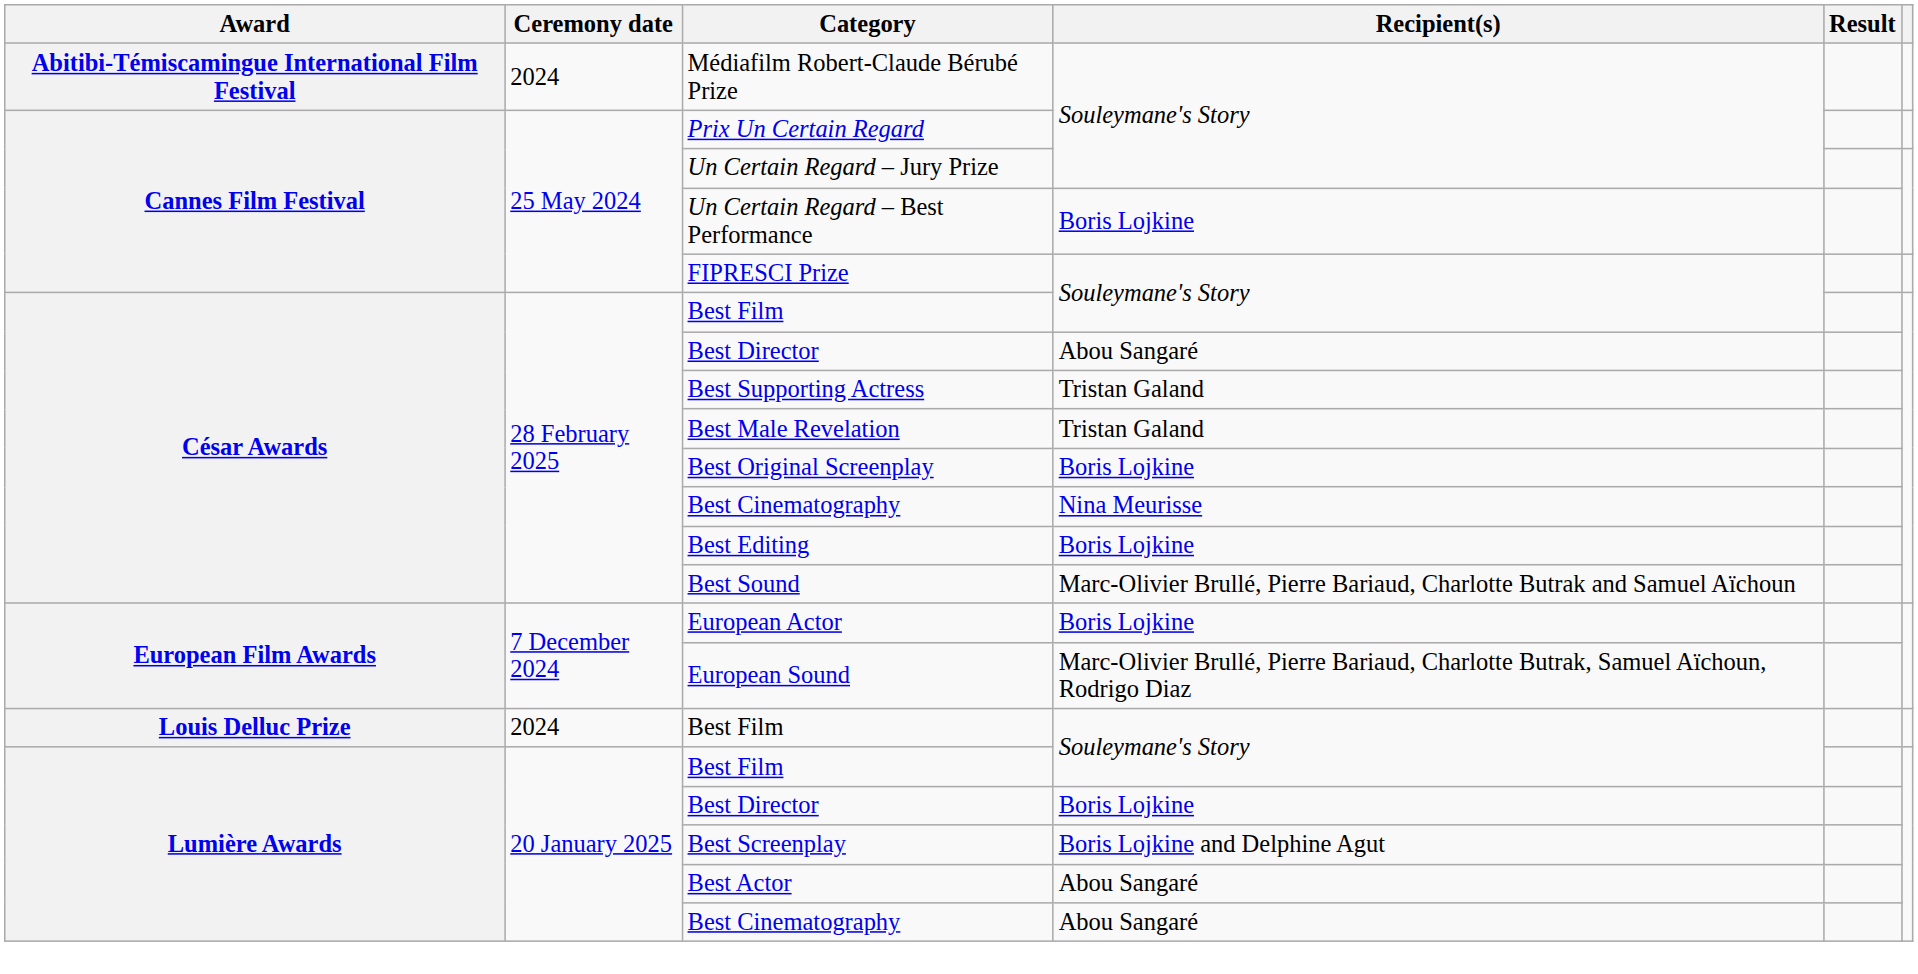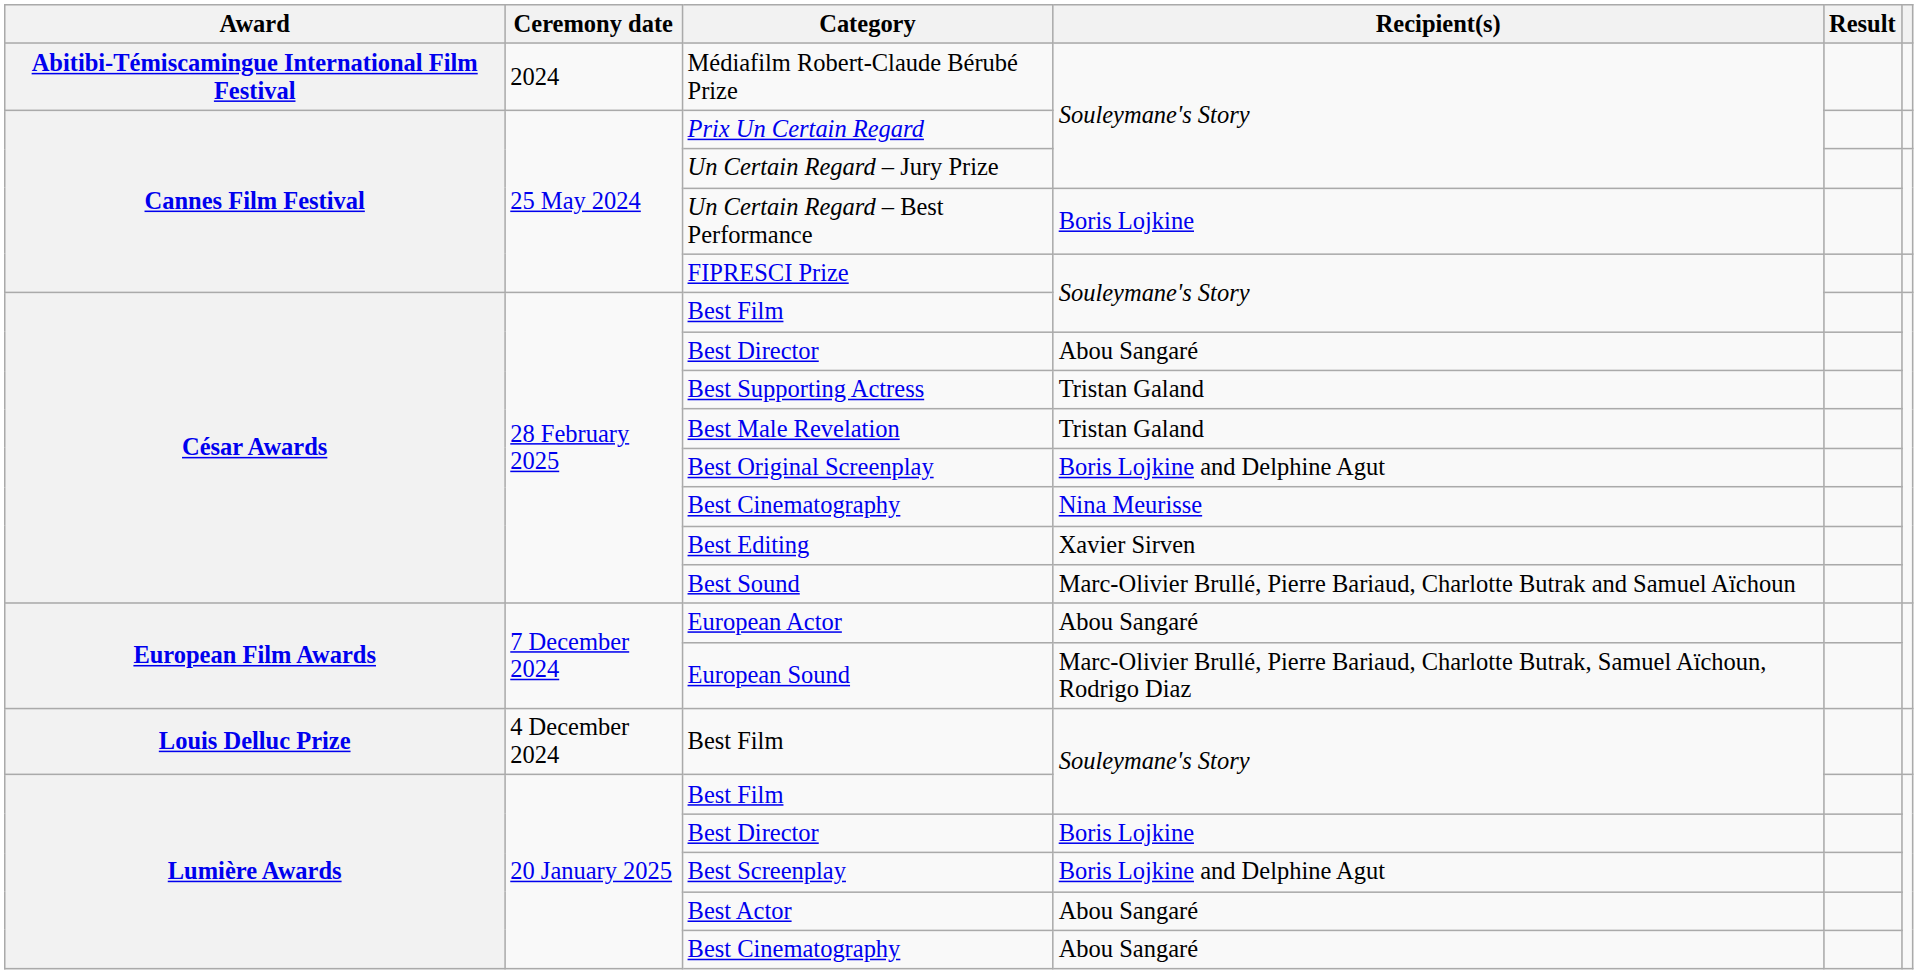(1126, 467) Boris Lojkine -> (1222, 467) Boris Lojkine and Delphine Agut
(1126, 544) Boris Lojkine -> (1127, 544) Xavier Sirven
(1126, 622) Boris Lojkine -> (1128, 622) Abou Sangaré
(535, 727) 2024 -> (570, 741) 4 December 2024
